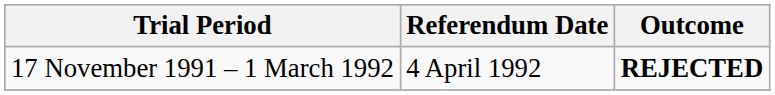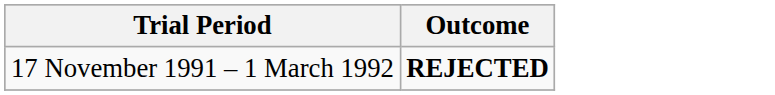- column: (507, 25)
